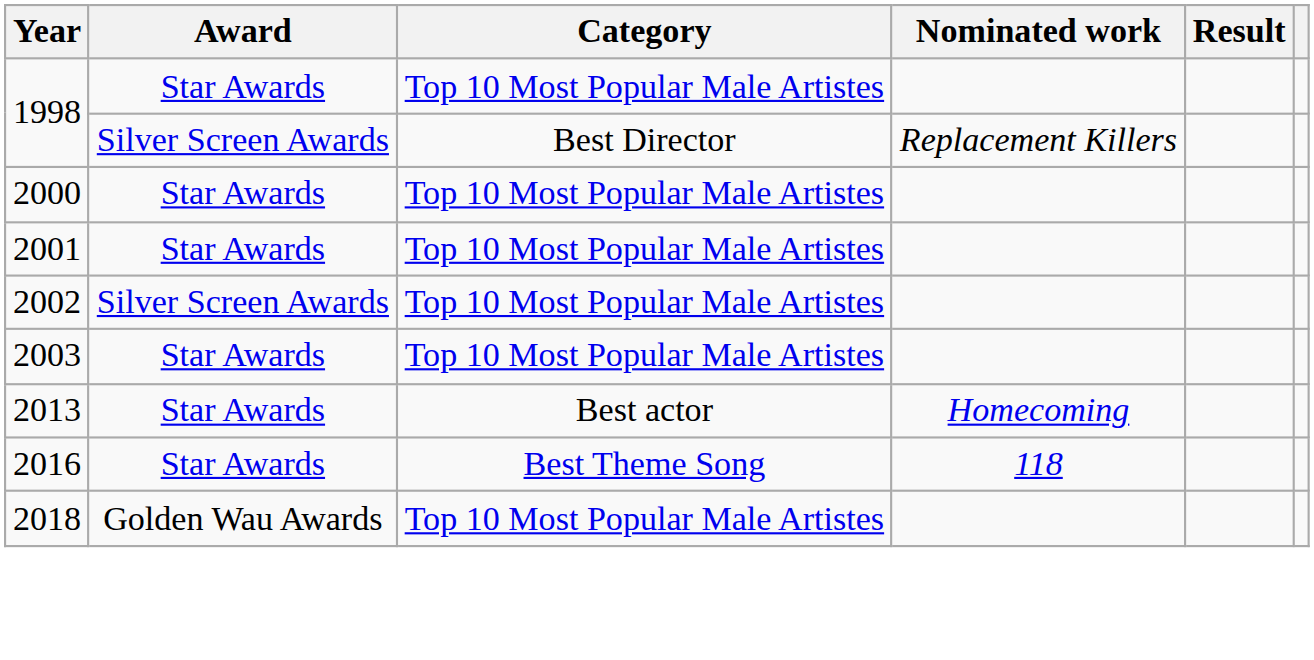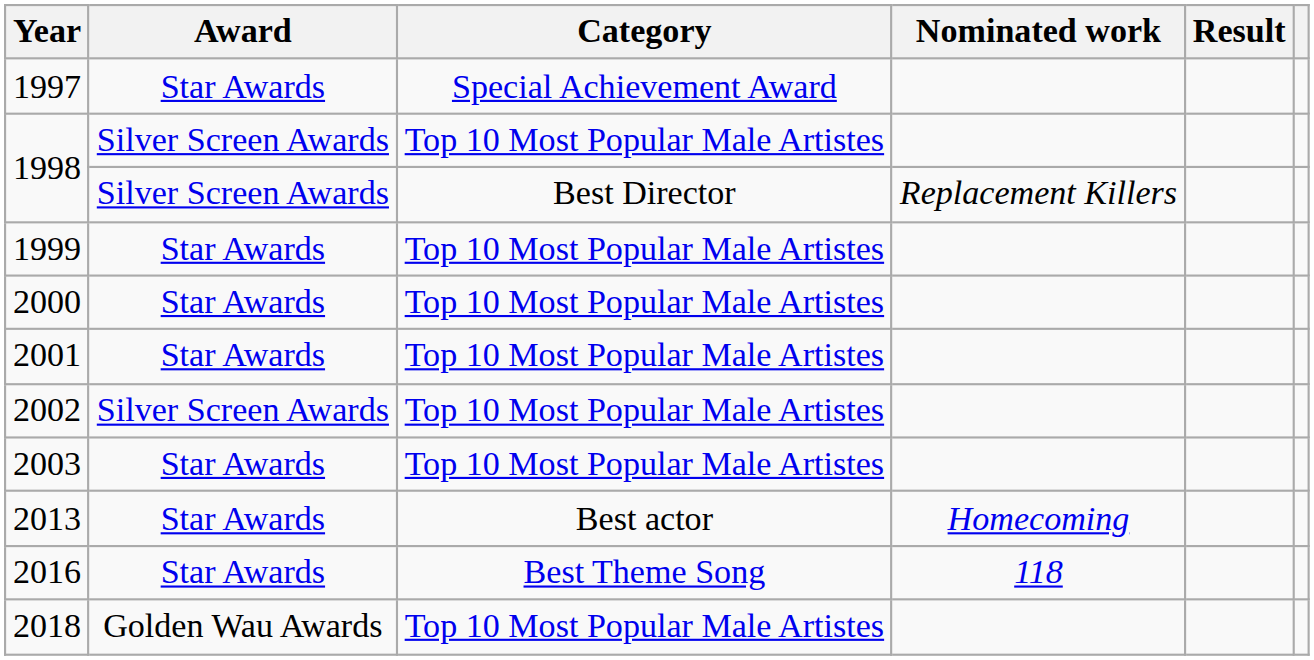+ row: (47, 85)
(243, 85) Star Awards -> (243, 139) Silver Screen Awards
+ row: (47, 247)
